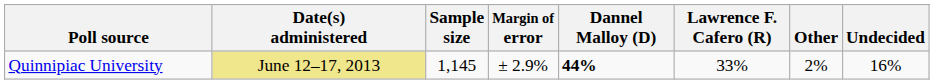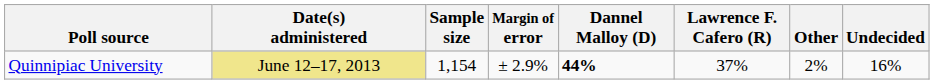(457, 65) 1,145 -> (457, 65) 1,154
(732, 65) 33% -> (732, 65) 37%
